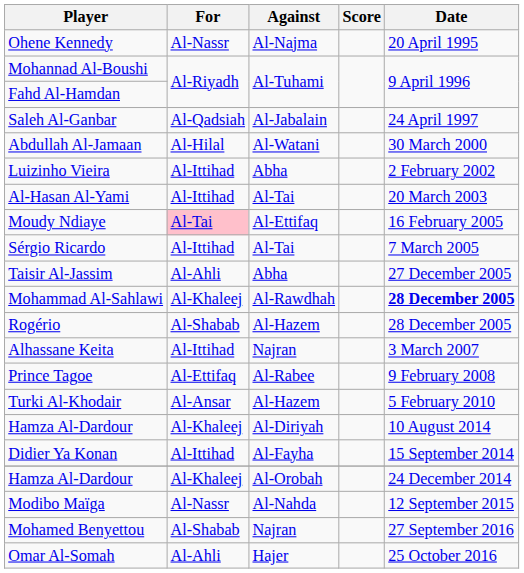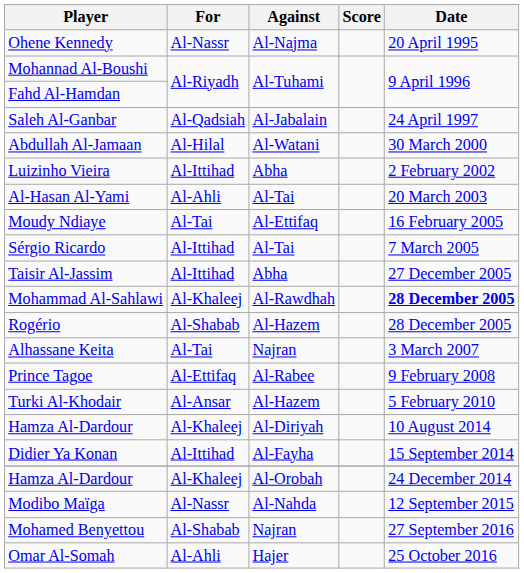(202, 196) Al-Ittihad -> (196, 196) Al-Ahli
(191, 222) pink background -> (191, 222) no background
(196, 273) Al-Ahli -> (202, 273) Al-Ittihad
(202, 350) Al-Ittihad -> (191, 350) Al-Tai
